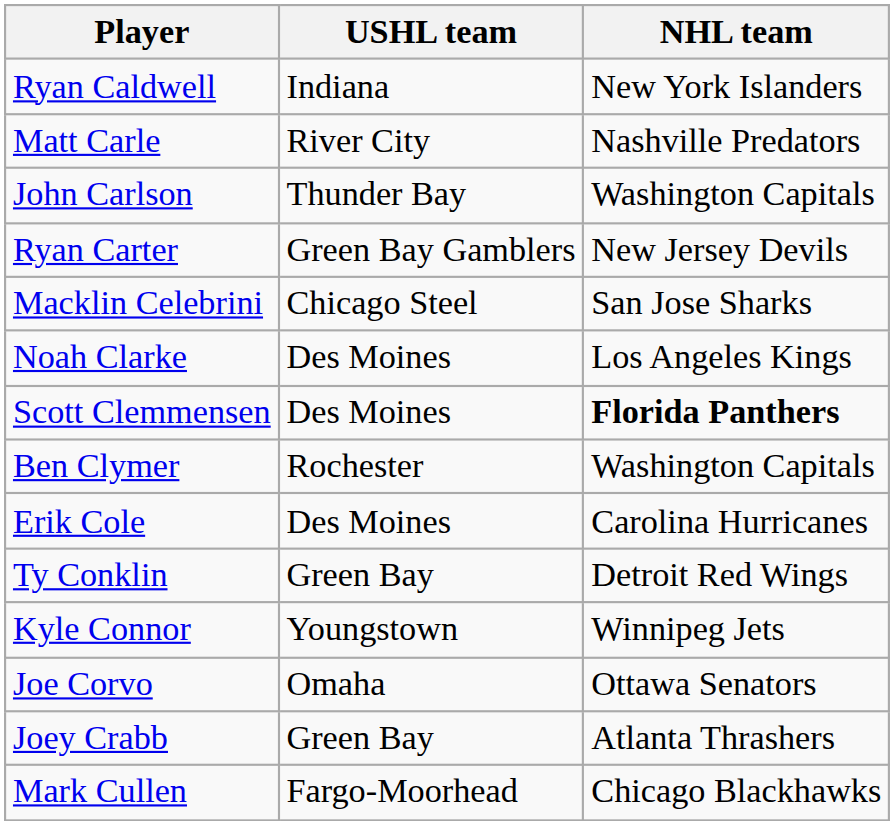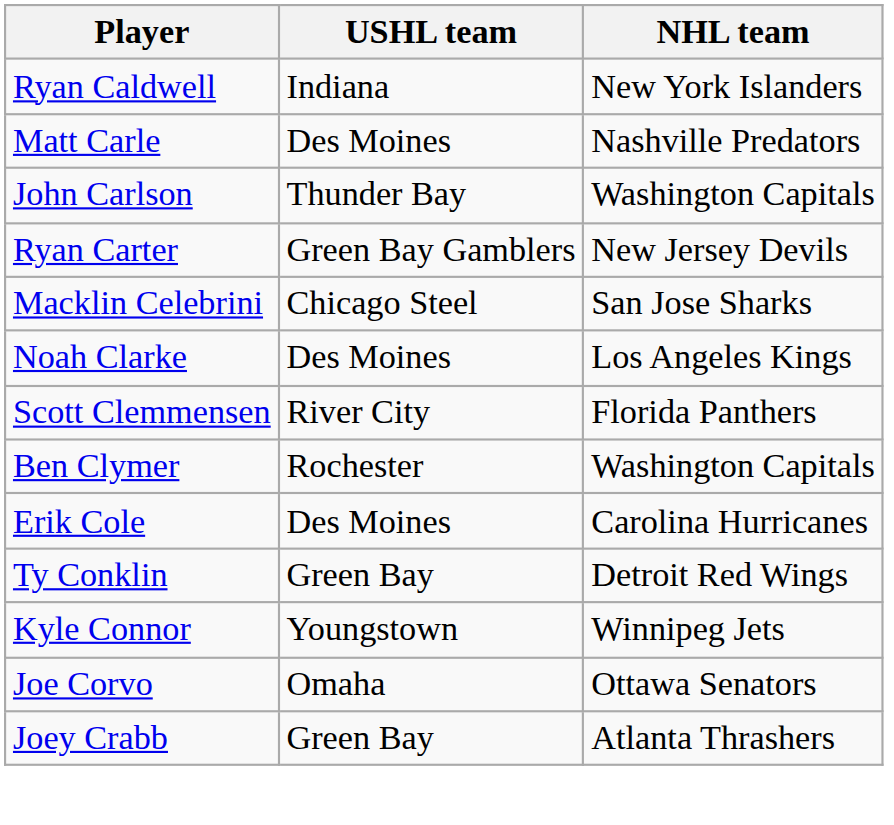(358, 140) River City -> (369, 140) Des Moines
(369, 411) Des Moines -> (358, 411) River City
(715, 411) bold -> (704, 411) normal
- row: (100, 791)
